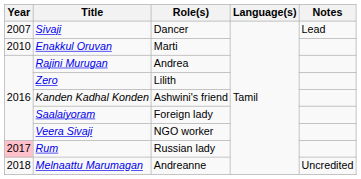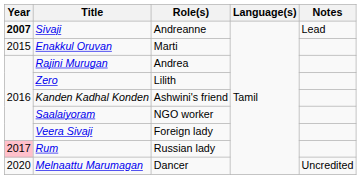(19, 30) normal -> (19, 30) bold
(171, 30) Dancer -> (180, 30) Andreanne
(19, 47) 2010 -> (19, 47) 2015
(183, 115) Foreign lady -> (184, 115) NGO worker
(184, 132) NGO worker -> (183, 132) Foreign lady
(19, 166) 2018 -> (19, 166) 2020
(180, 166) Andreanne -> (171, 166) Dancer
